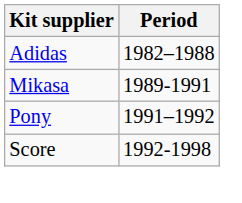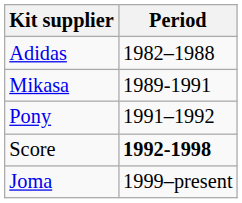(167, 149) normal -> (167, 149) bold
+ row: (31, 181)
